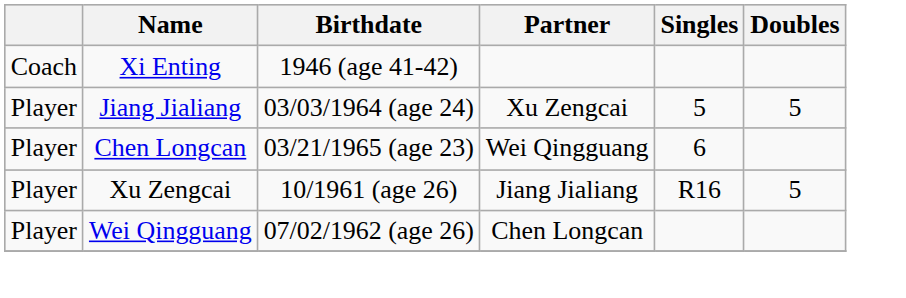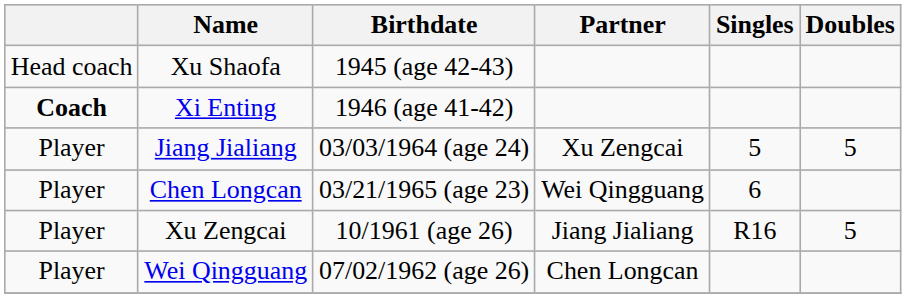+ row: (226, 66)
(44, 66) normal -> (72, 107) bold
